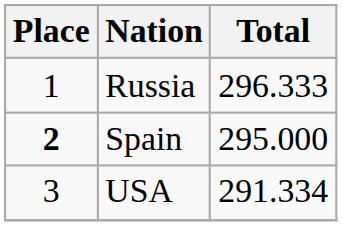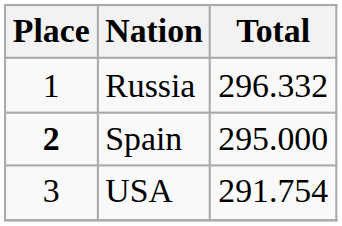(273, 84) 296.333 -> (273, 84) 296.332
(273, 191) 291.334 -> (273, 191) 291.754
